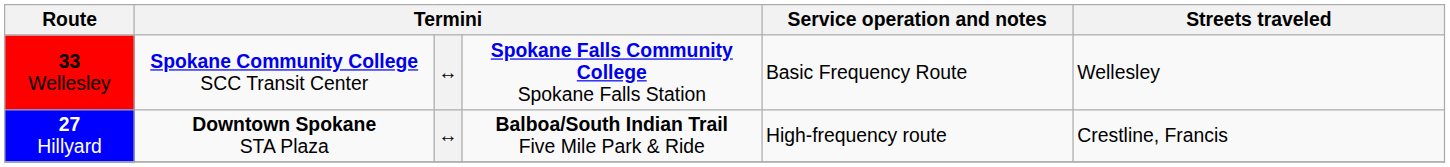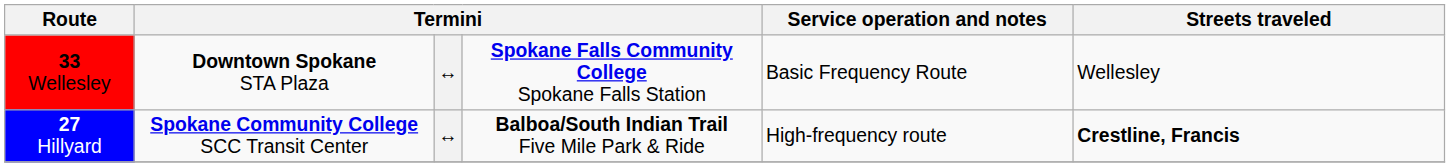(284, 72) Spokane Community College SCC Transit Center -> (284, 72) Downtown Spokane STA Plaza
(284, 135) Downtown Spokane STA Plaza -> (284, 135) Spokane Community College SCC Transit Center
(1153, 135) normal -> (1159, 135) bold
